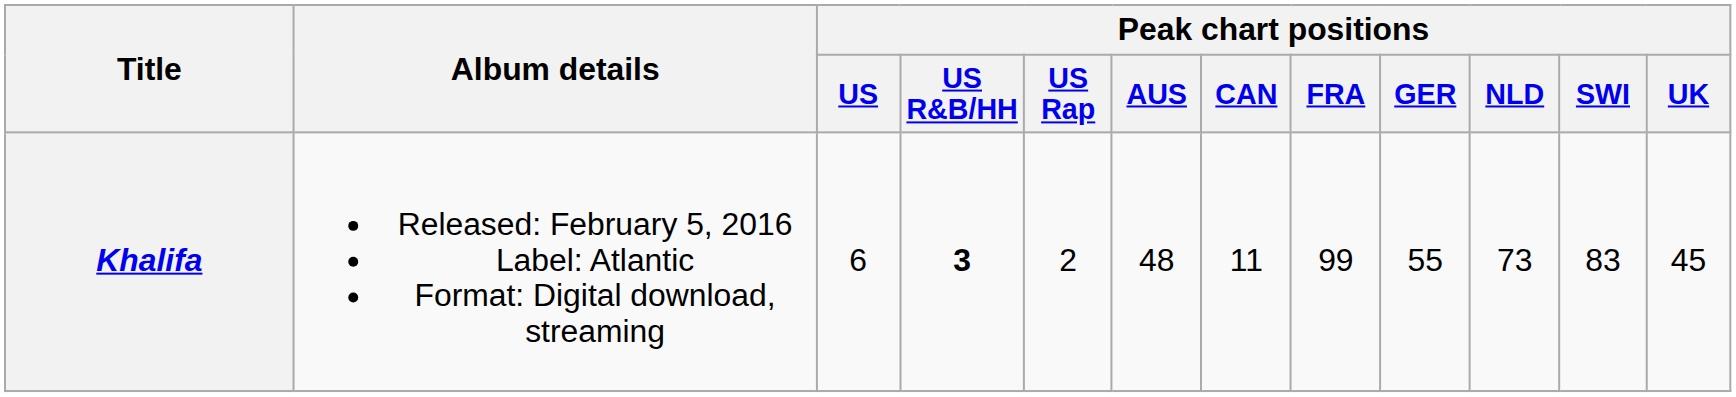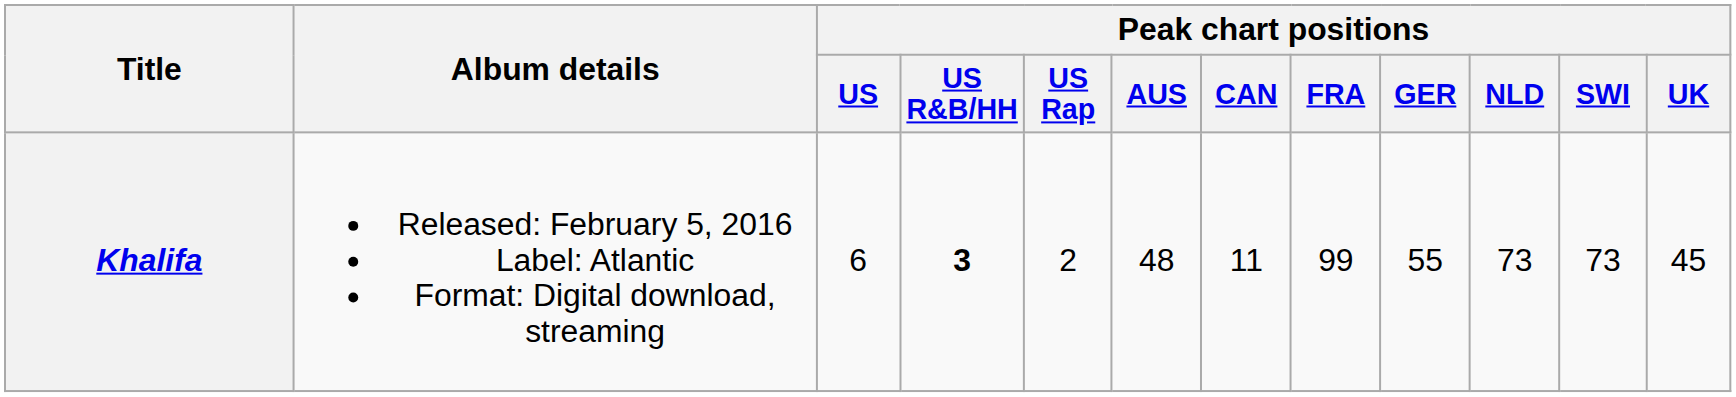(1603, 260) 83 -> (1603, 260) 73
